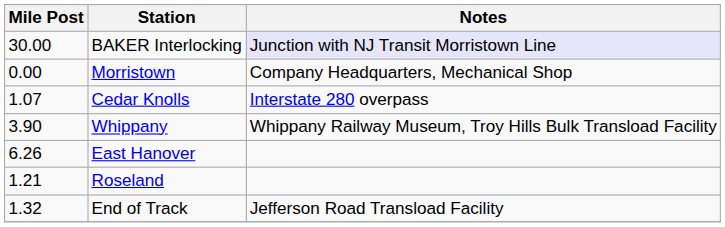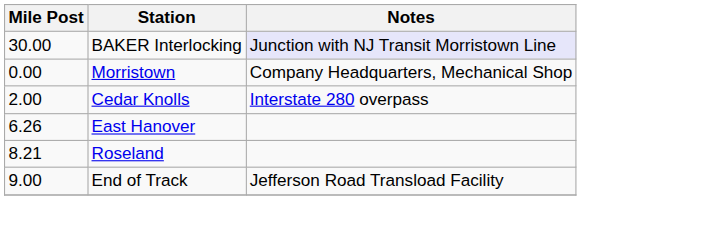(25, 99) 1.07 -> (25, 99) 2.00
- row: (130, 126)
(25, 180) 1.21 -> (25, 153) 8.21
(25, 208) 1.32 -> (25, 180) 9.00
